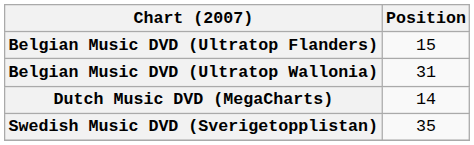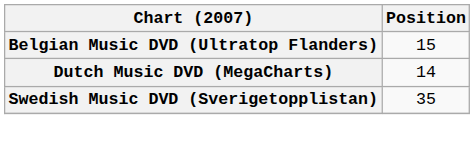- row: (193, 72)
